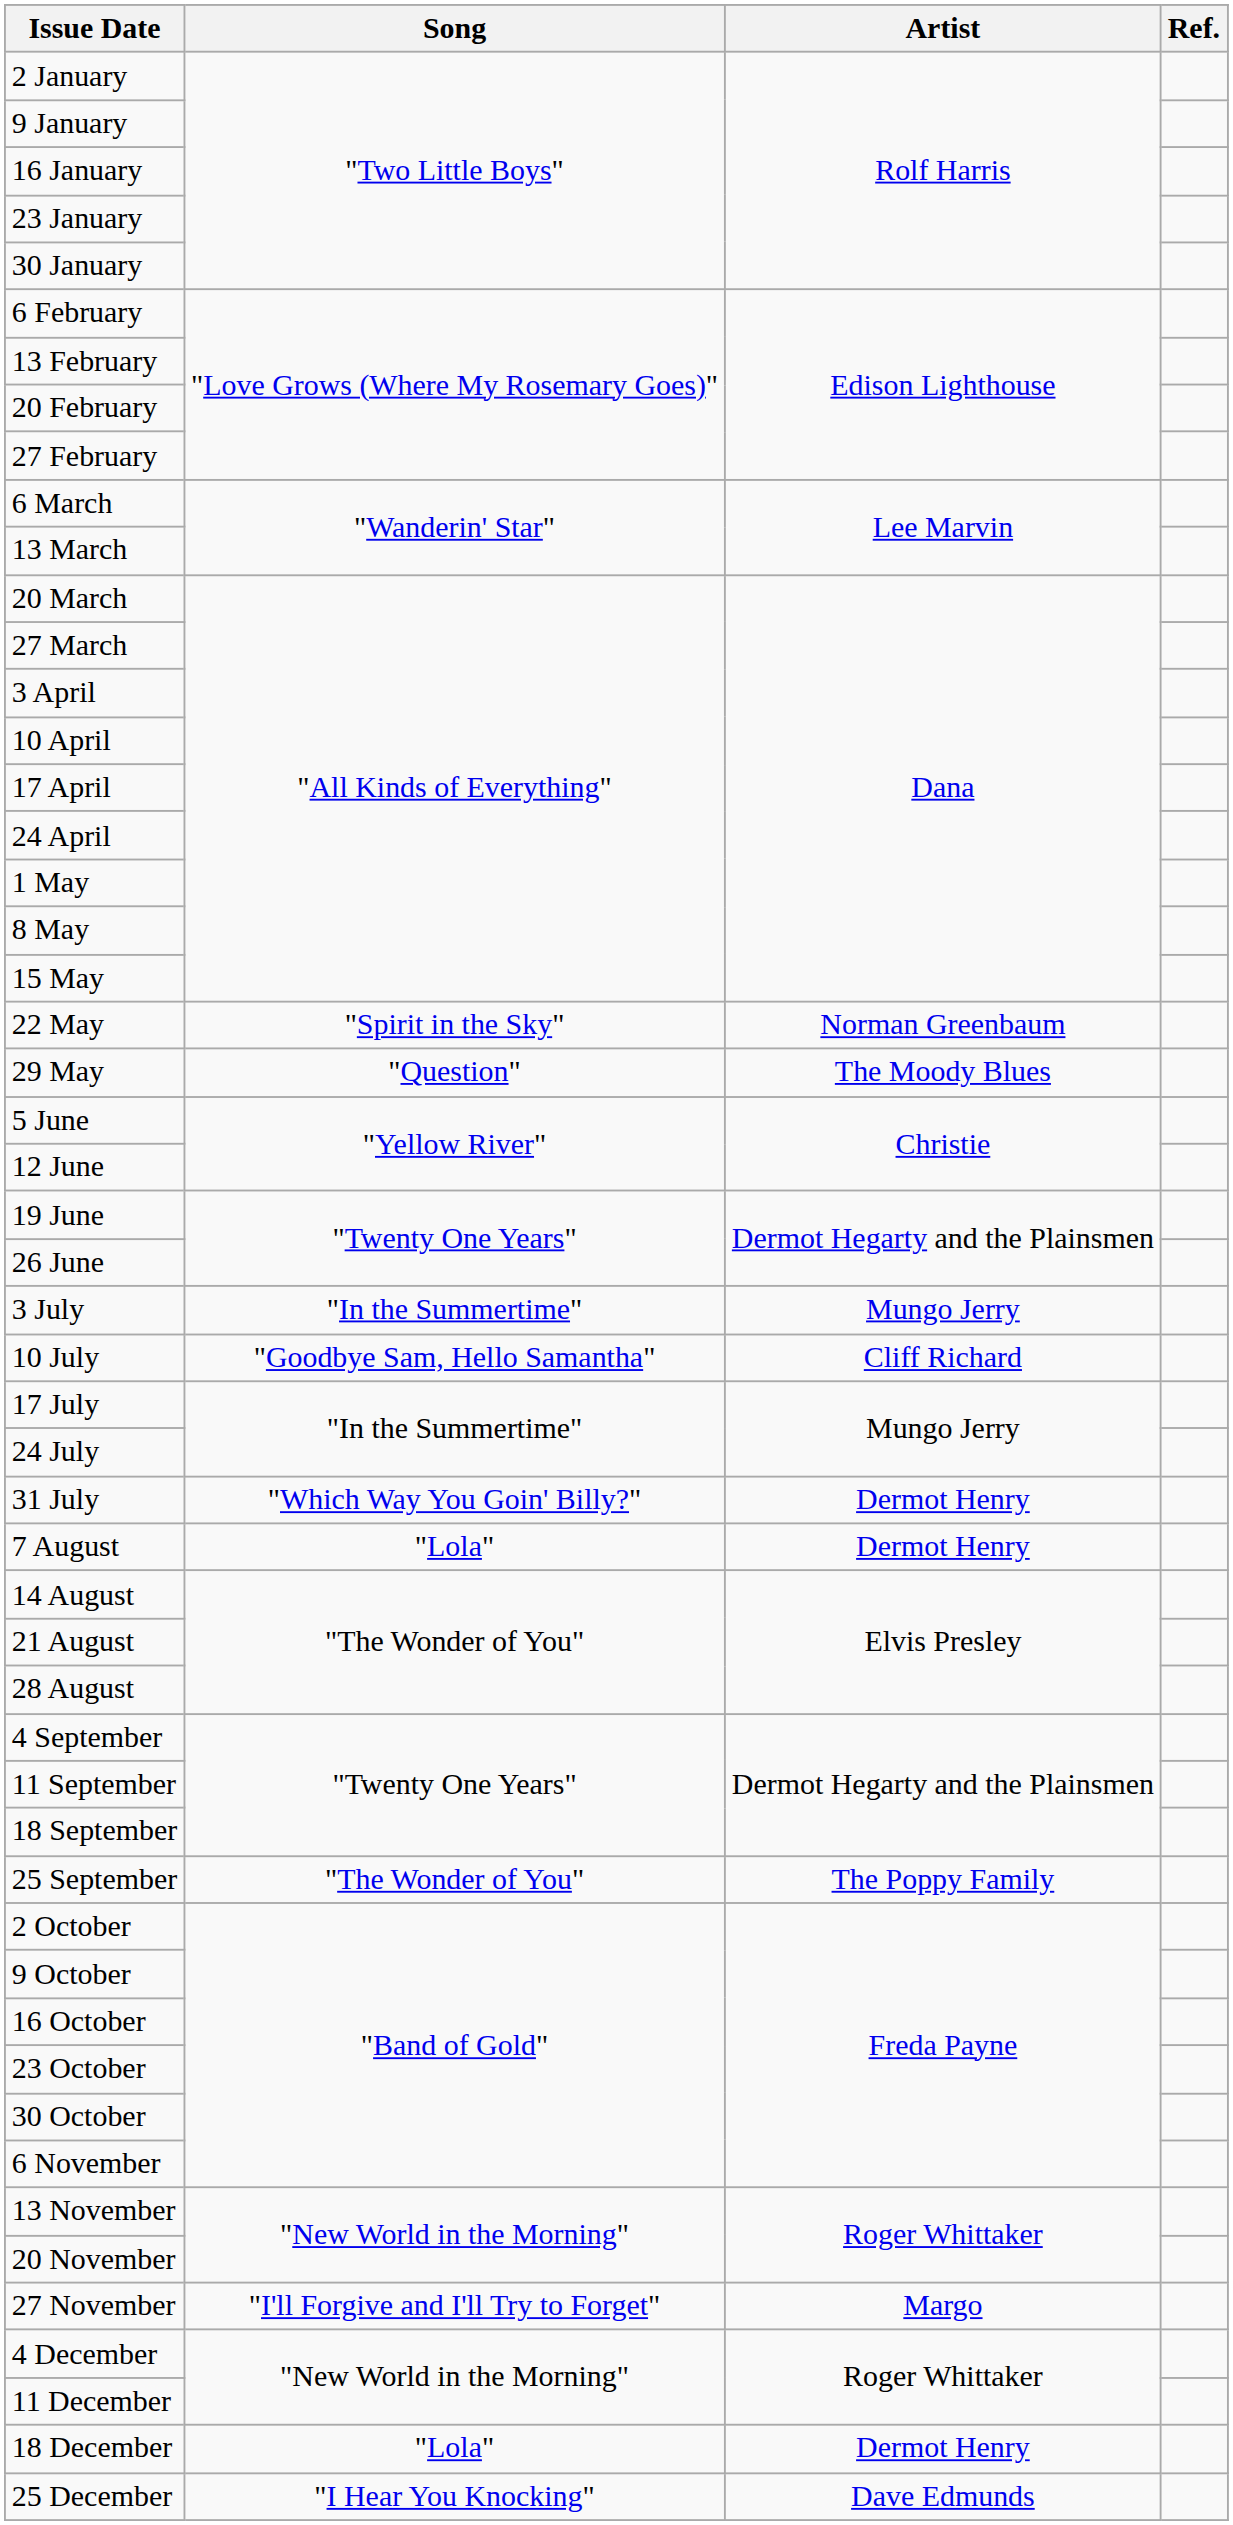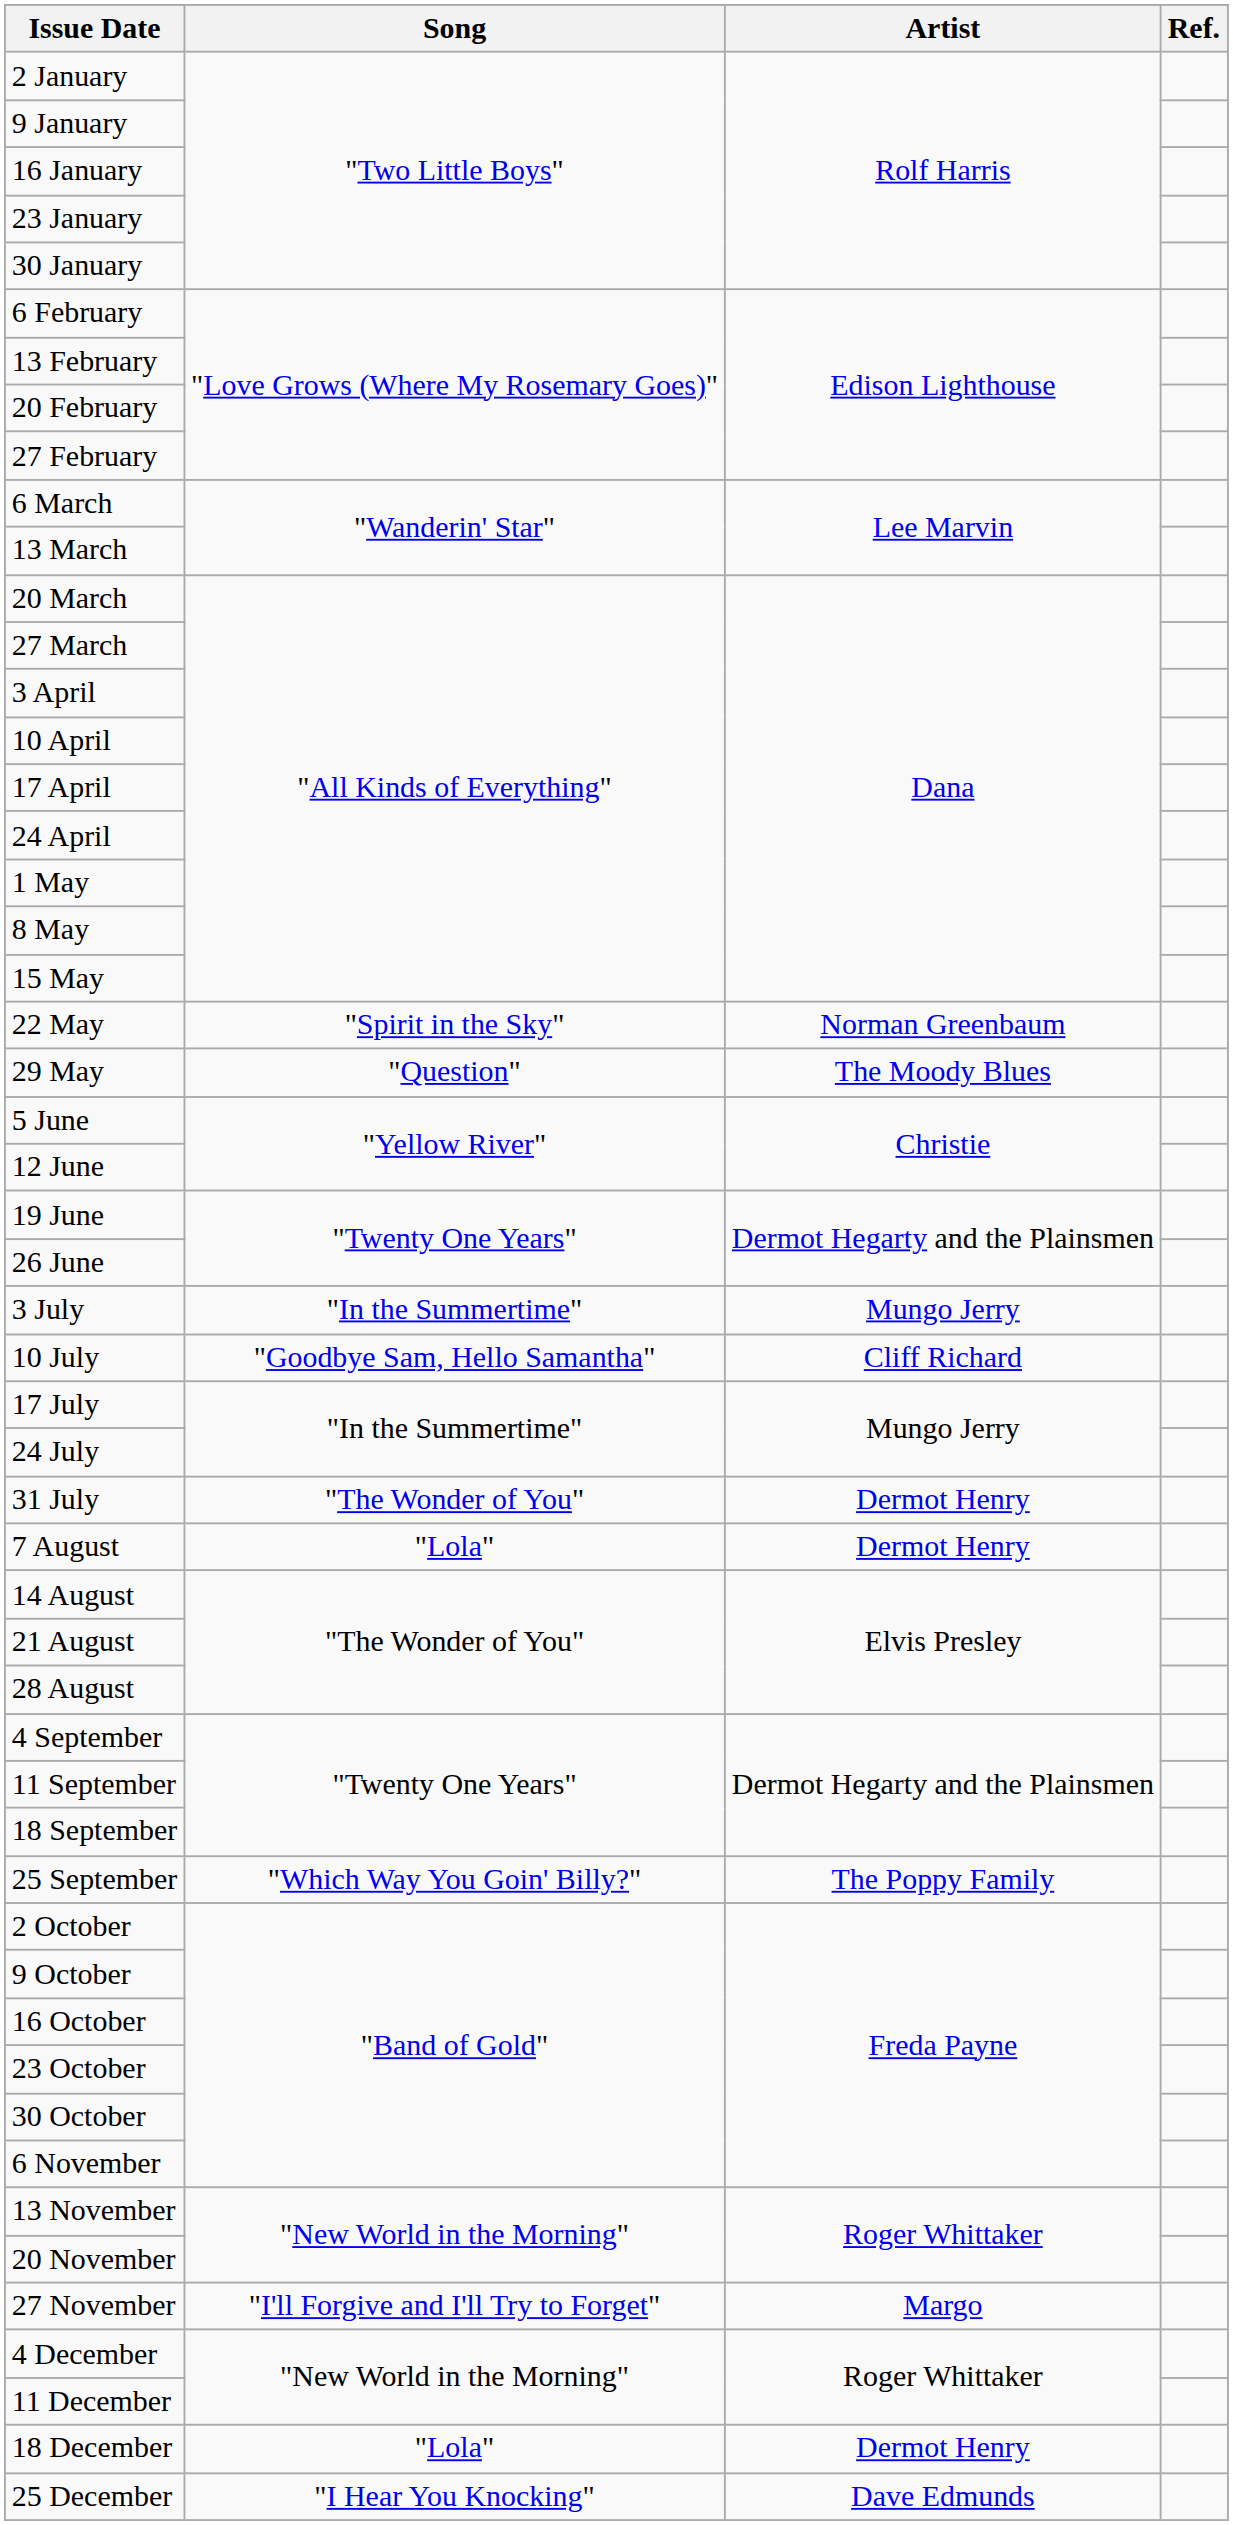(455, 1499) "Which Way You Goin' Billy?" -> (455, 1499) "The Wonder of You"
(455, 1878) "The Wonder of You" -> (455, 1878) "Which Way You Goin' Billy?"
